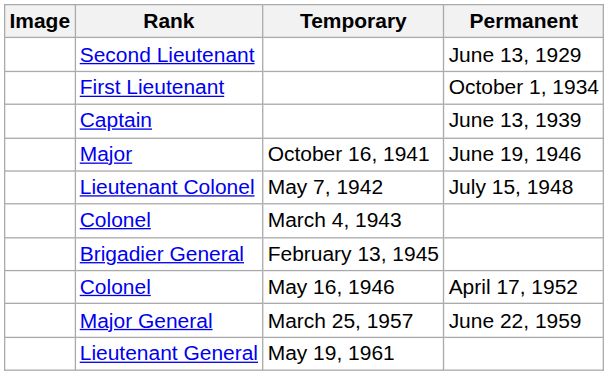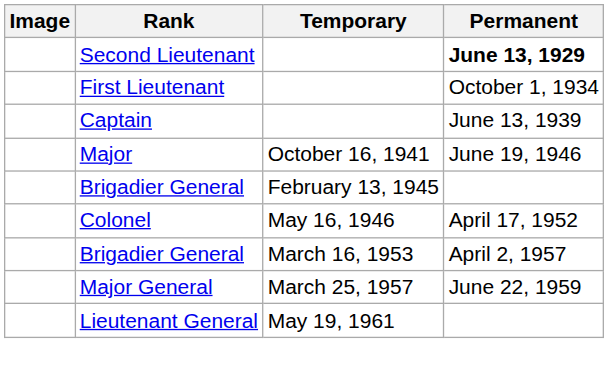(515, 54) normal -> (517, 54) bold
- row: (167, 187)
- row: (115, 220)
+ row: (162, 253)
